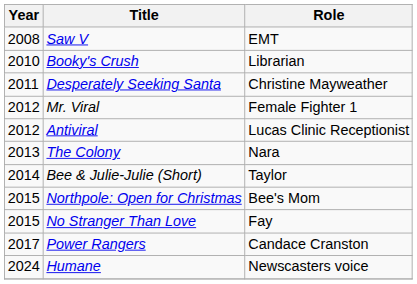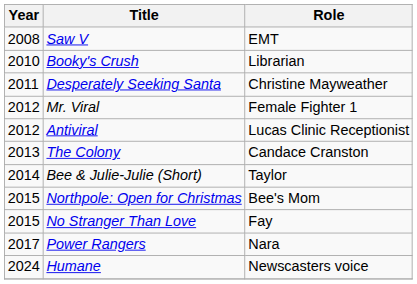(264, 152) Nara -> (308, 152) Candace Cranston
(308, 244) Candace Cranston -> (264, 244) Nara
